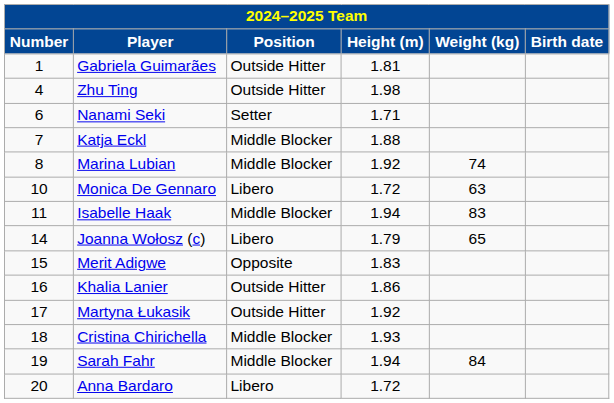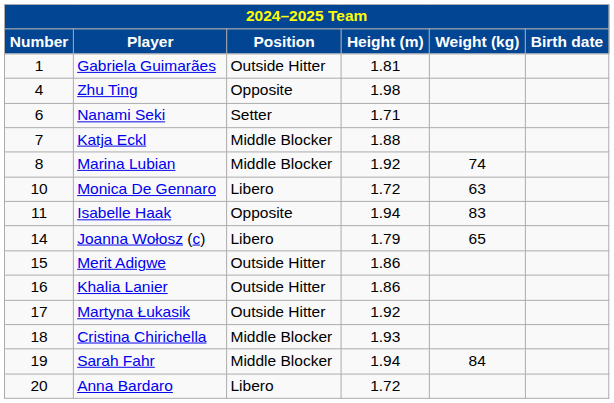(278, 90) Outside Hitter -> (262, 90) Opposite
(281, 213) Middle Blocker -> (262, 213) Opposite
(262, 262) Opposite -> (278, 262) Outside Hitter
(385, 262) 1.83 -> (385, 262) 1.86
